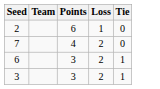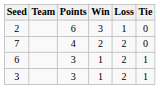+ column: (100, 12)
